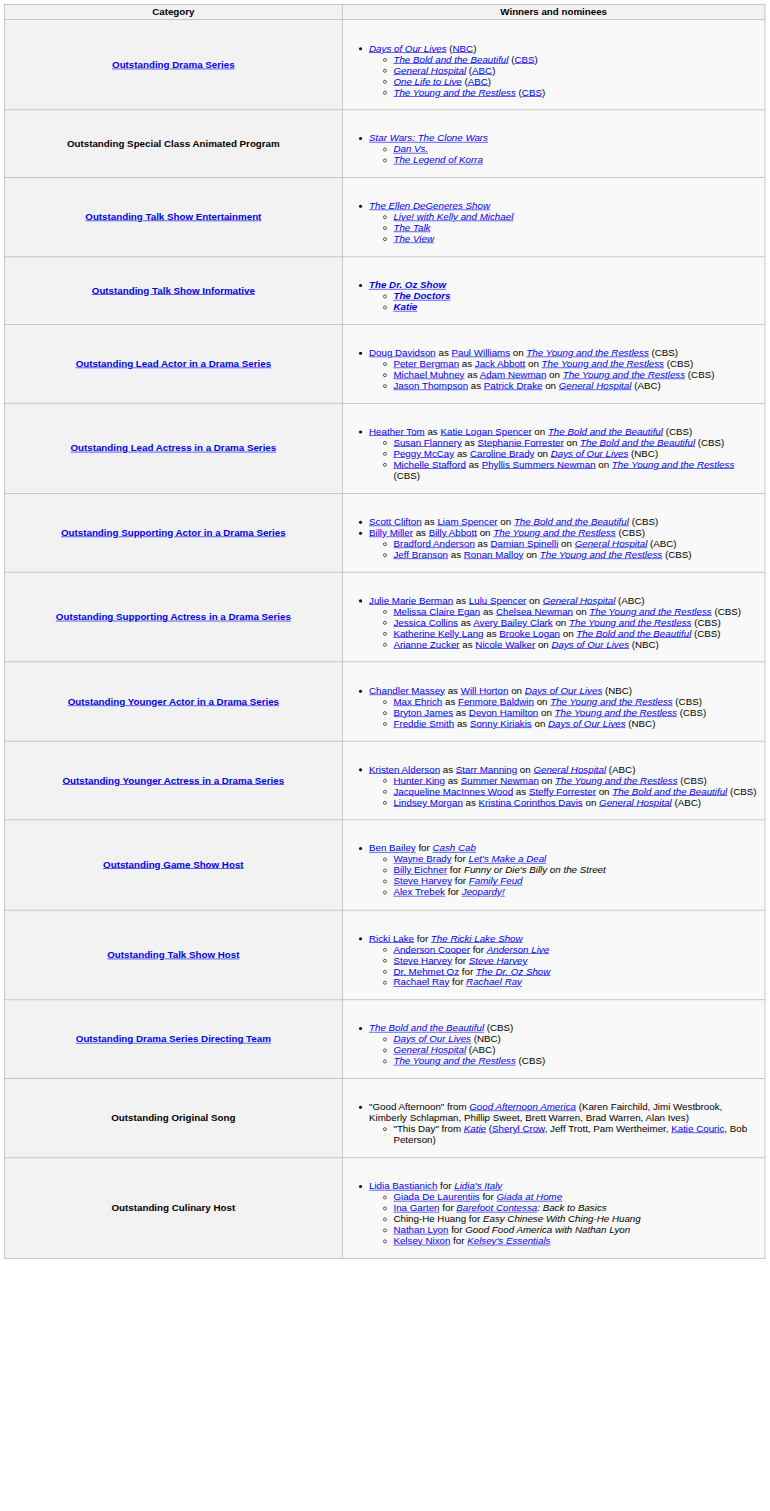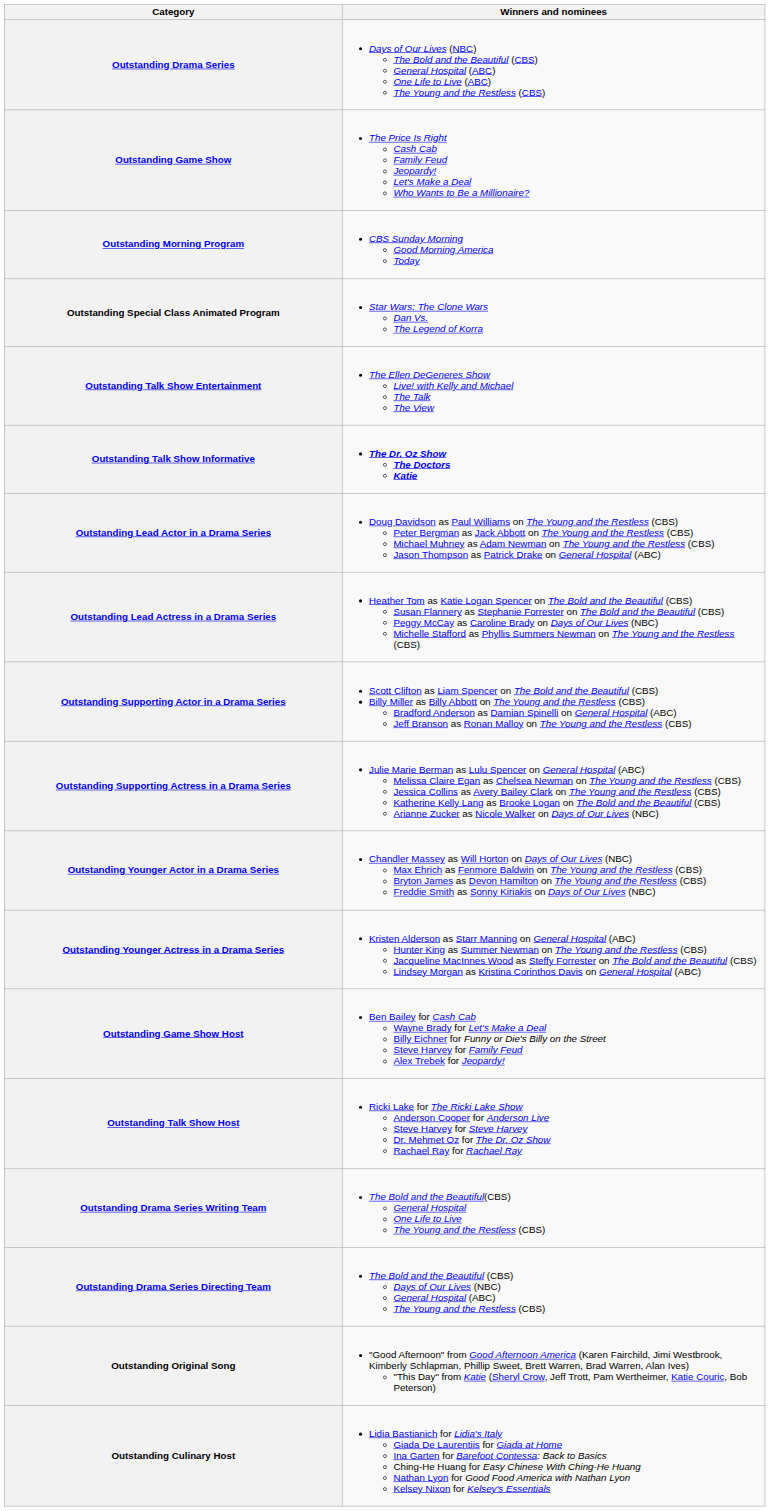+ row: (173, 160)
+ row: (173, 244)
+ row: (173, 1208)
